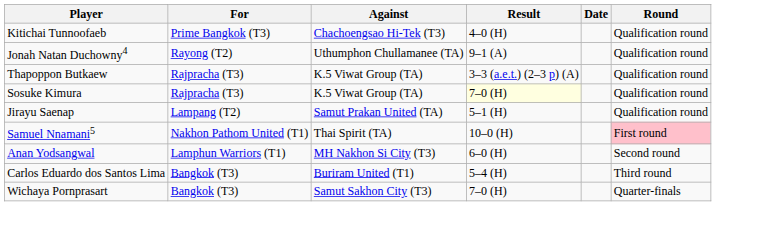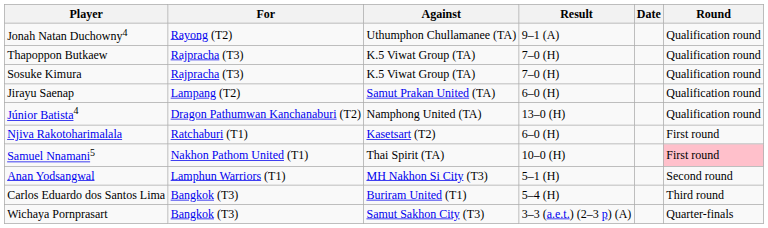- row: (57, 33)
(524, 74) 3–3 (a.e.t.) (2–3 p) (A) -> (540, 55) 7–0 (H)
(488, 93) lightyellow background -> (540, 74) no background
(488, 112) 5–1 (H) -> (540, 93) 6–0 (H)
+ row: (43, 114)
+ row: (65, 134)
(488, 153) 6–0 (H) -> (540, 176) 5–1 (H)
(488, 191) 7–0 (H) -> (576, 214) 3–3 (a.e.t.) (2–3 p) (A)
